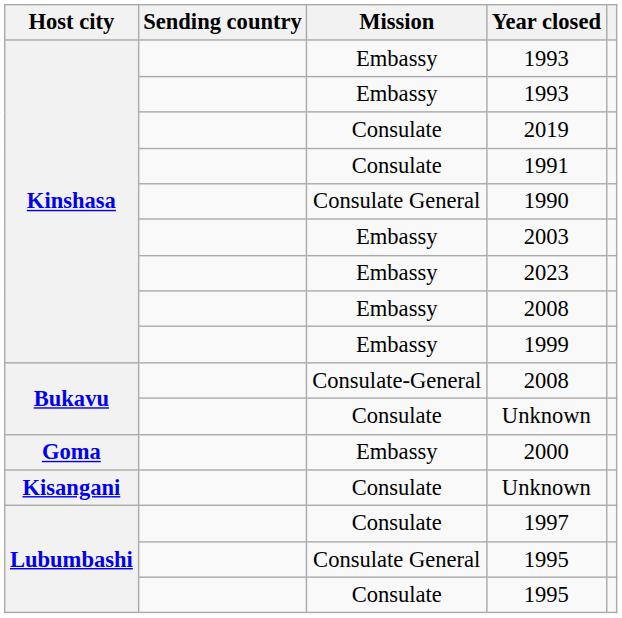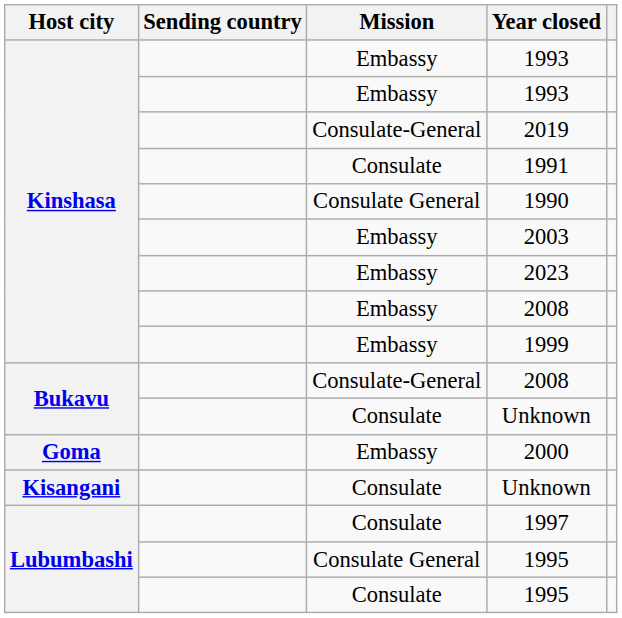(397, 129) Consulate -> (397, 129) Consulate-General
